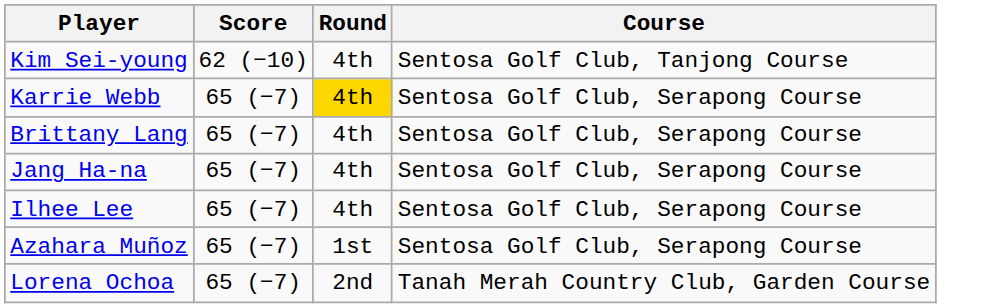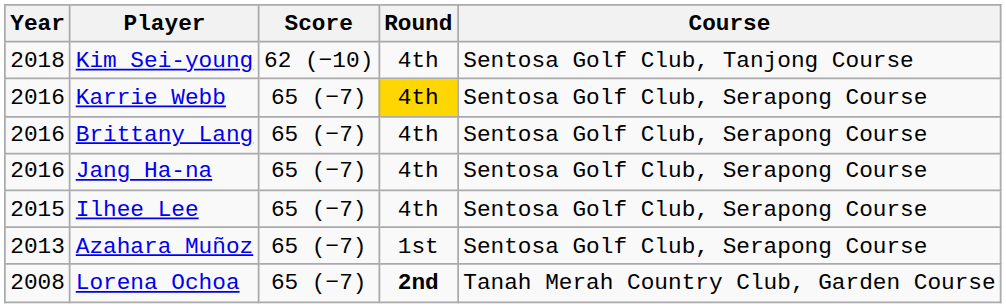+ column: (38, 23)
(353, 283) normal -> (418, 283) bold
